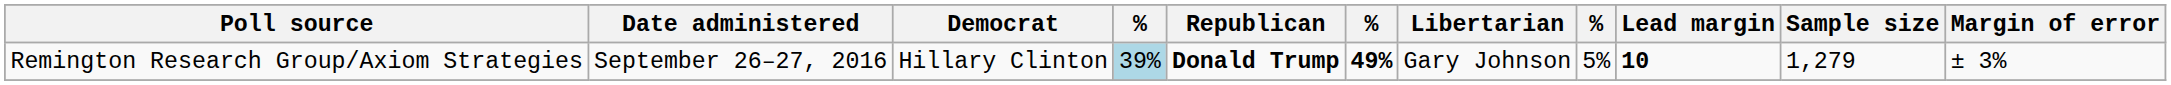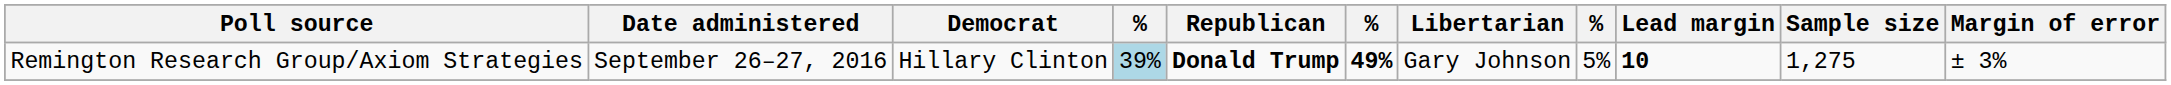(1821, 62) 1,279 -> (1821, 62) 1,275
